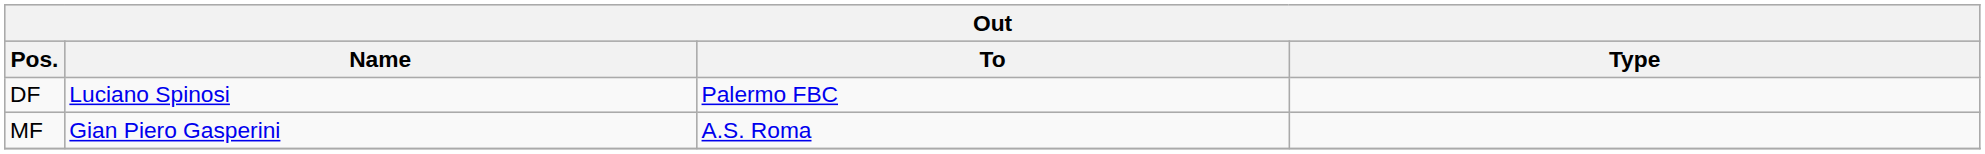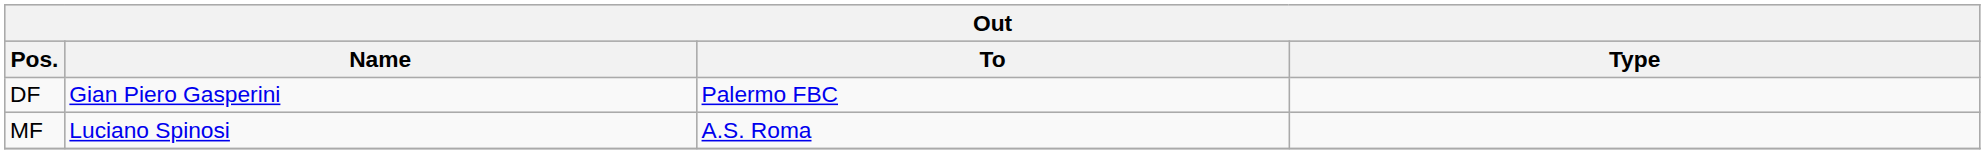(150, 95) Luciano Spinosi -> (175, 95) Gian Piero Gasperini
(175, 131) Gian Piero Gasperini -> (150, 131) Luciano Spinosi
